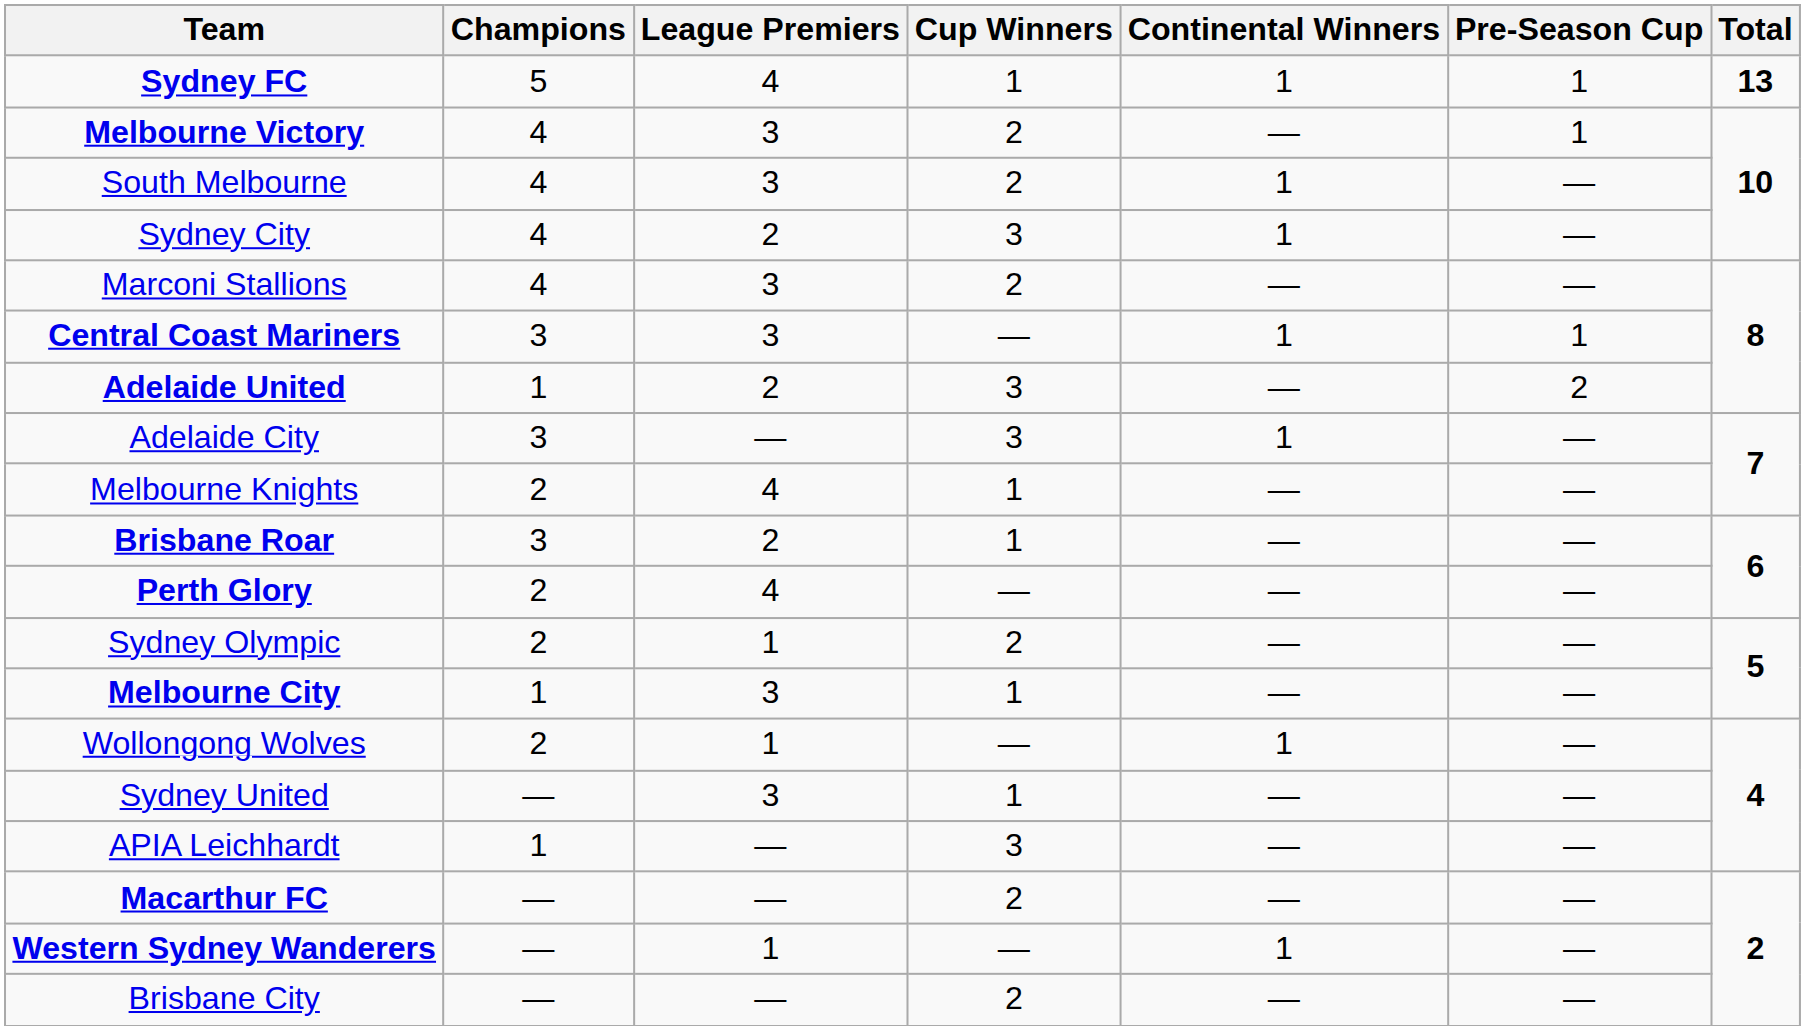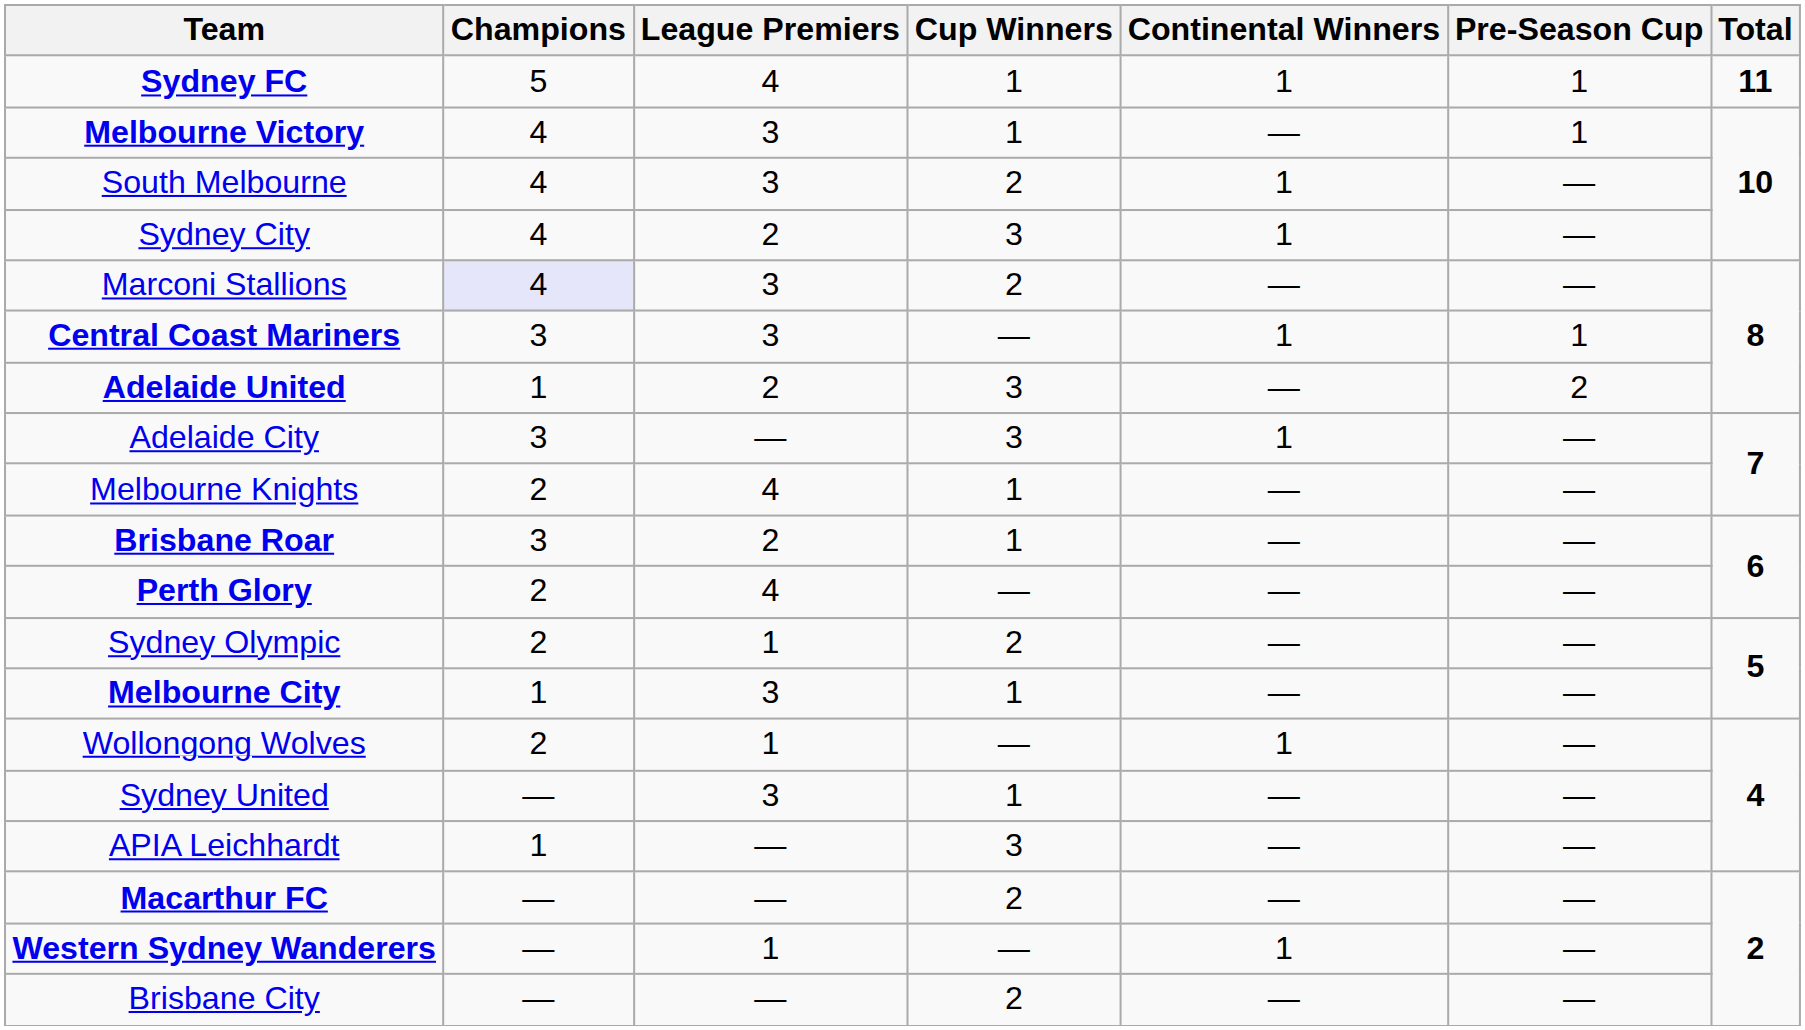(1755, 81) 13 -> (1755, 81) 11
(1014, 132) 2 -> (1014, 132) 1
(538, 285) no background -> (538, 285) lavender background
